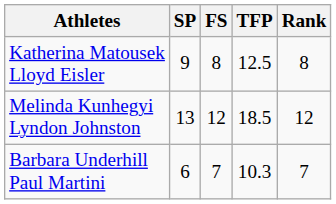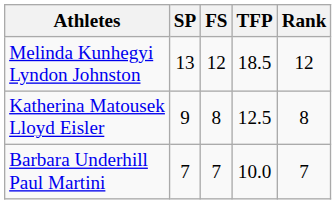rows swapped: (81, 117) <-> (87, 63)
(185, 171) 6 -> (185, 171) 7
(255, 171) 10.3 -> (255, 171) 10.0
